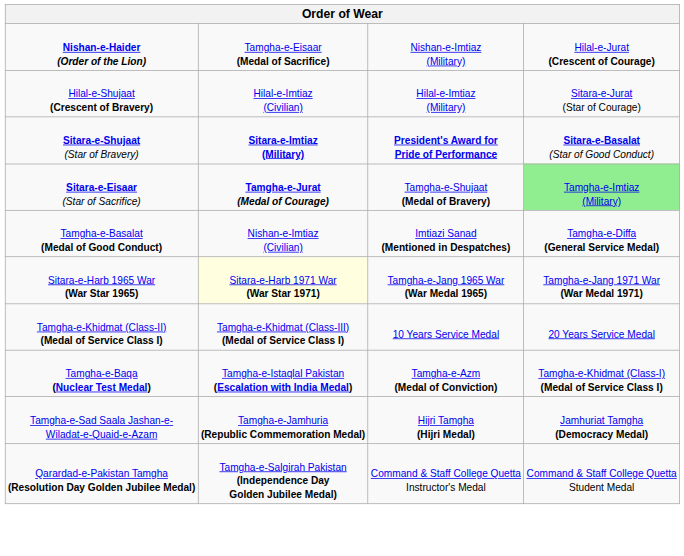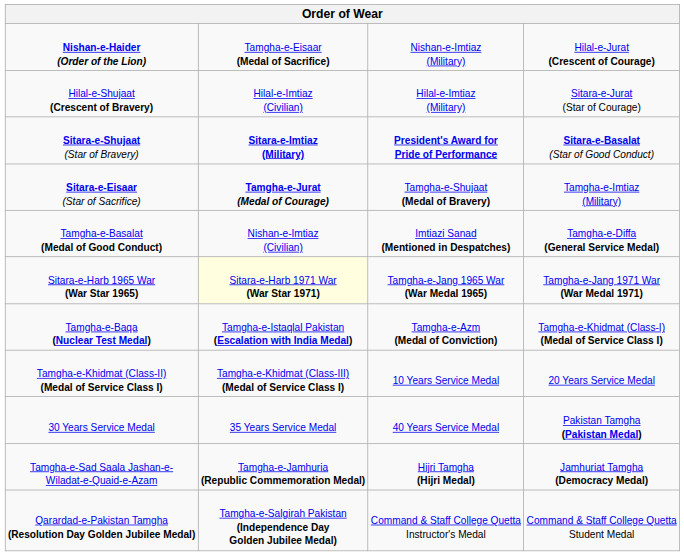(602, 193) lightgreen background -> (602, 193) no background
rows swapped: (102, 380) <-> (102, 334)
+ row: (102, 427)
